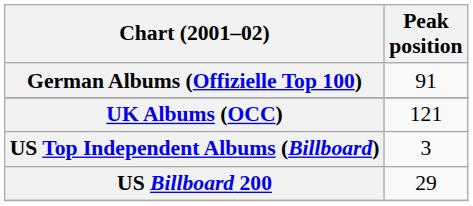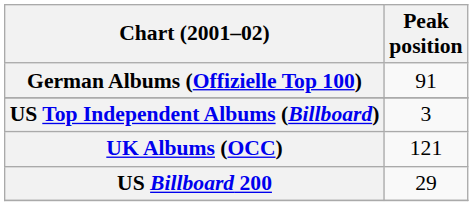rows swapped: (195, 114) <-> (195, 148)
